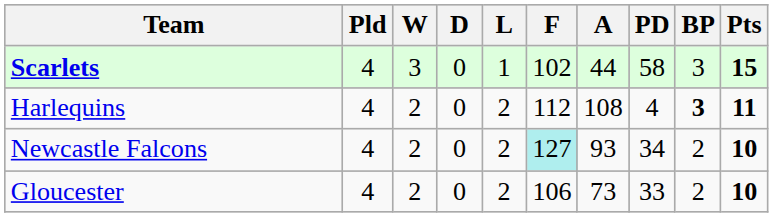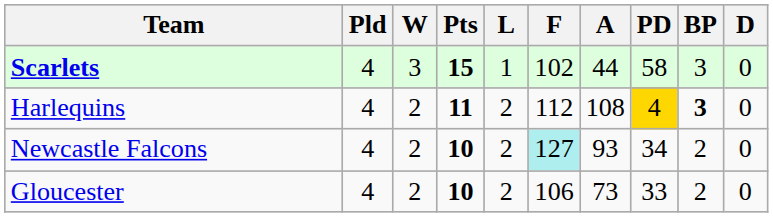columns swapped: (459, 25) <-> (744, 25)
(652, 107) no background -> (654, 107) gold background
